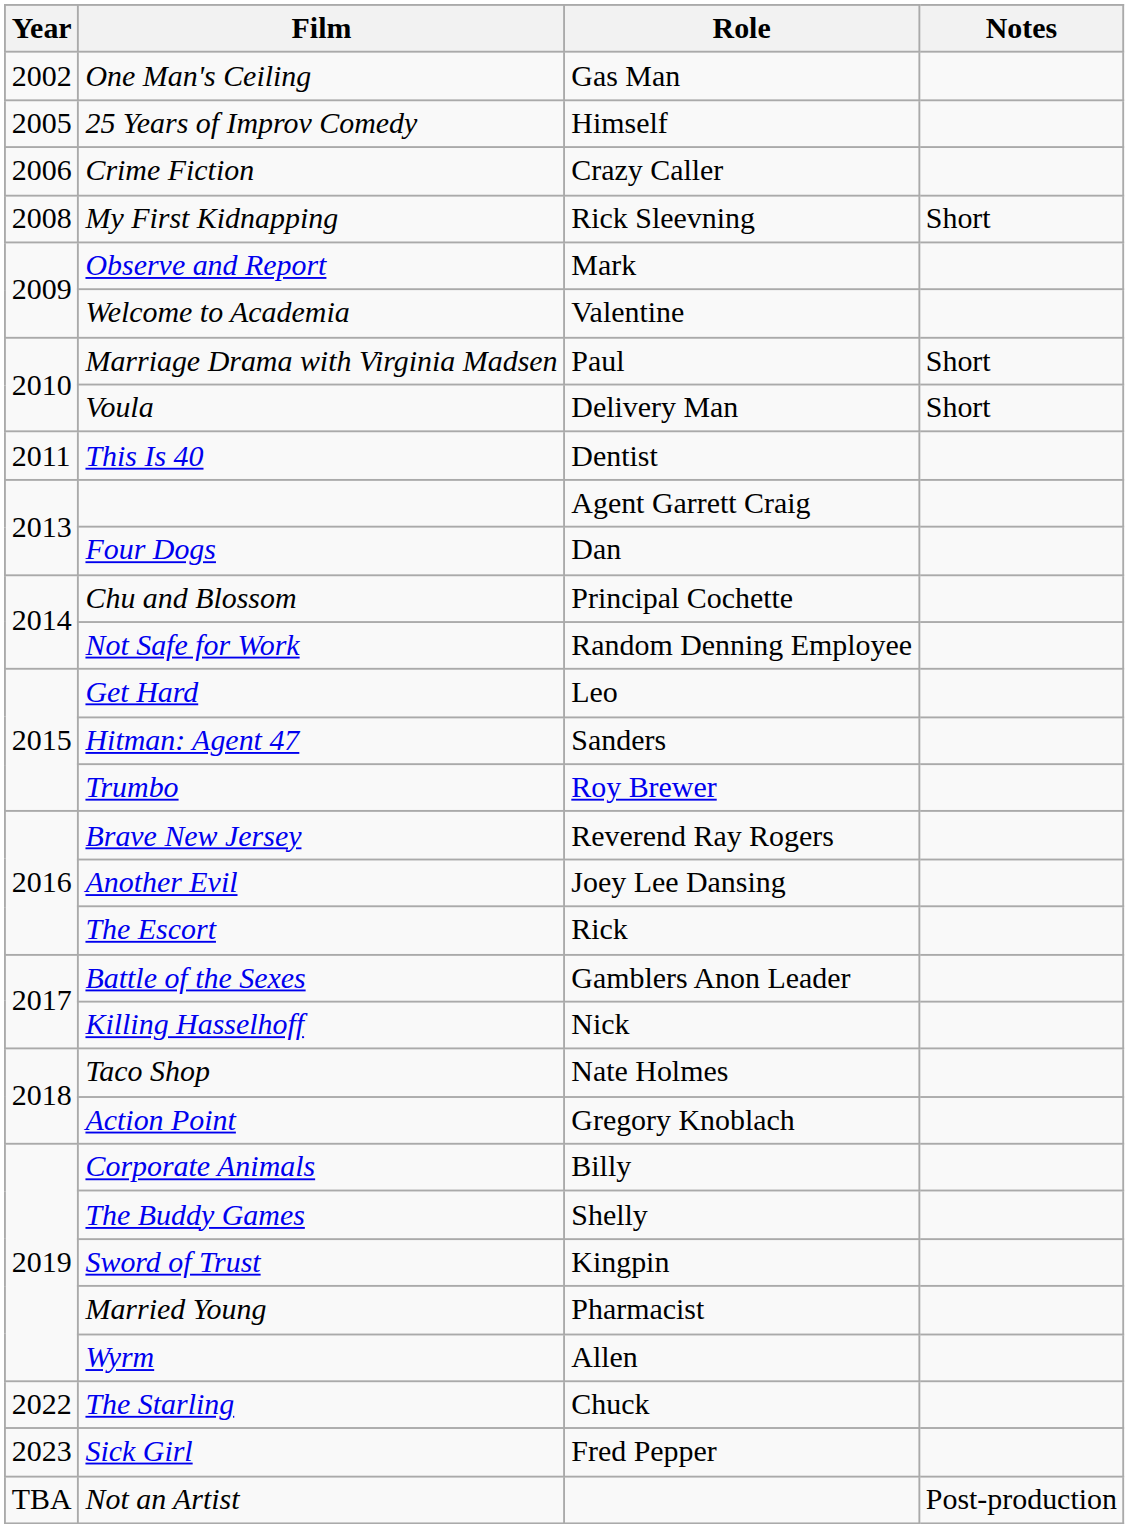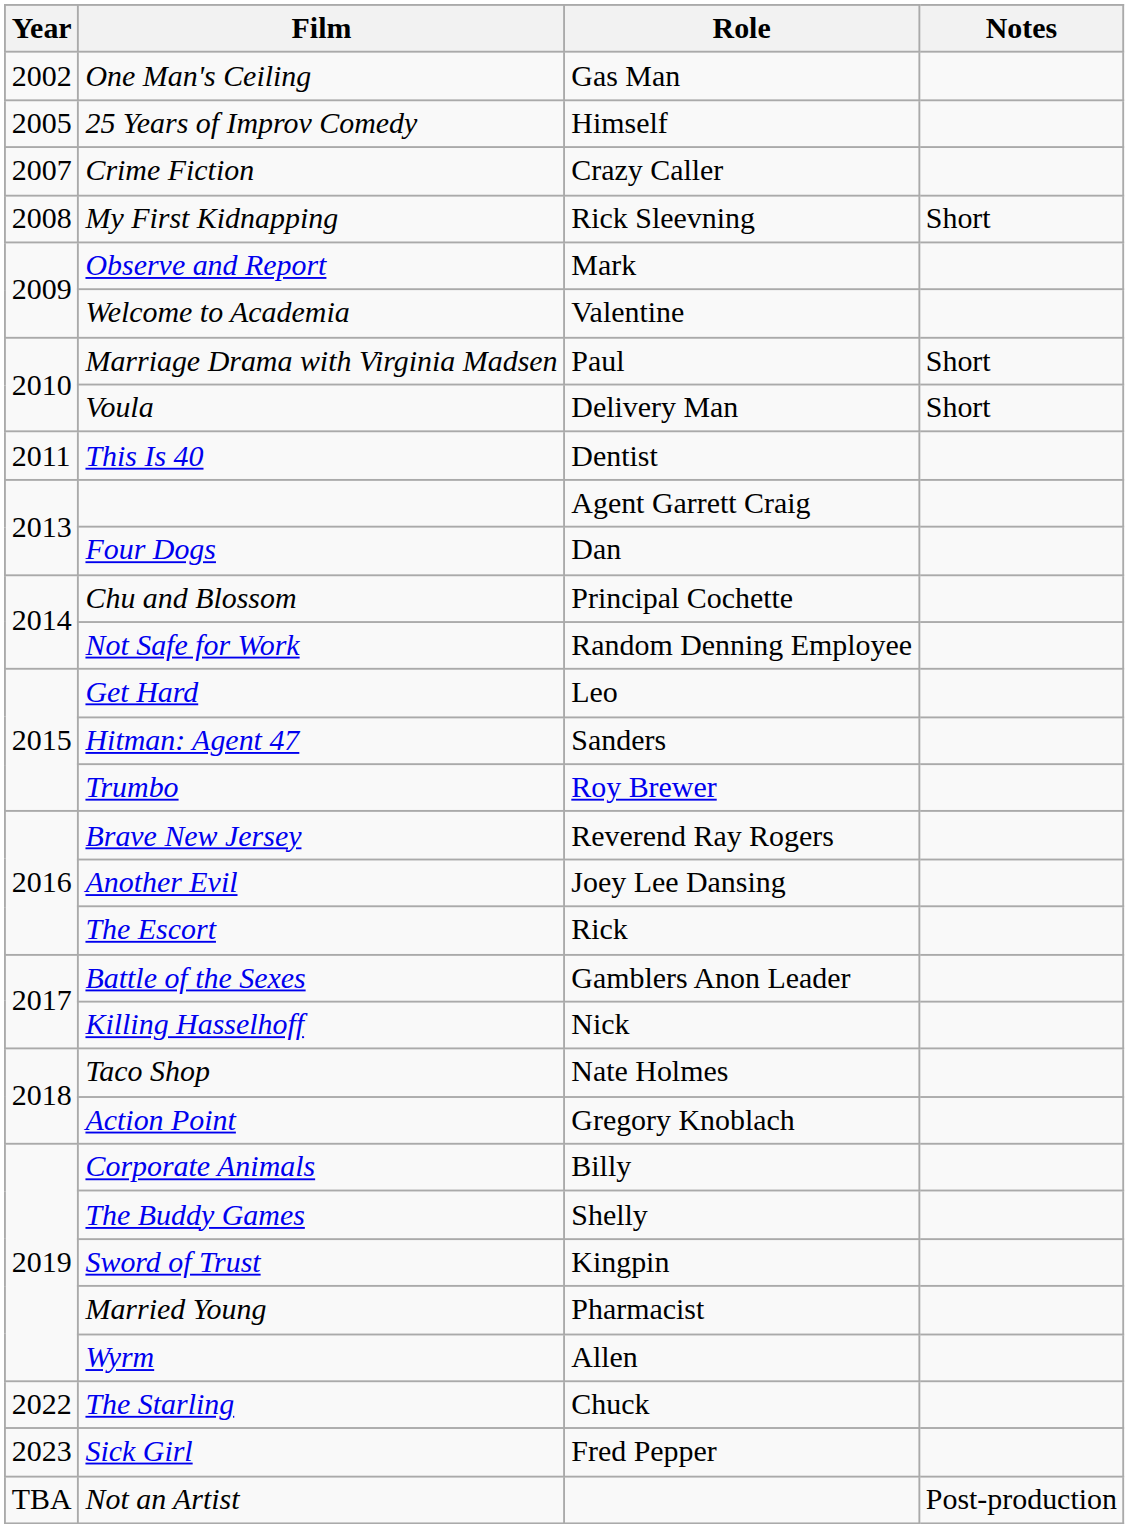(42, 170) 2006 -> (42, 170) 2007
